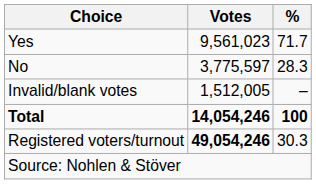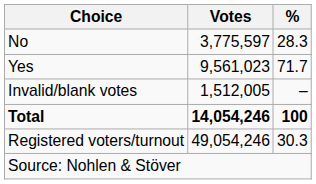rows swapped: (21, 41) <-> (18, 66)
(231, 141) bold -> (231, 141) normal
